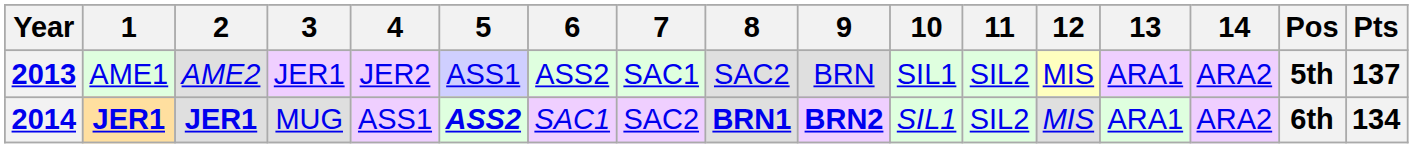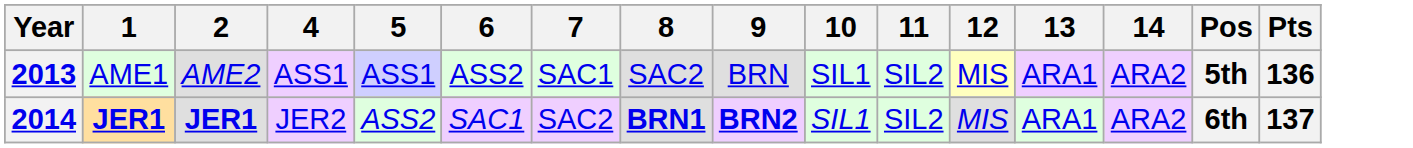- column: (309, 27)
(395, 73) JER2 -> (311, 73) ASS1
(1376, 73) 137 -> (1290, 73) 136
(395, 119) ASS1 -> (311, 119) JER2
(483, 119) bold -> (398, 119) normal
(1376, 119) 134 -> (1290, 119) 137
